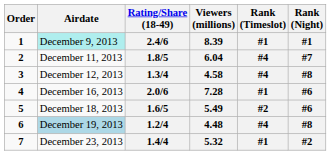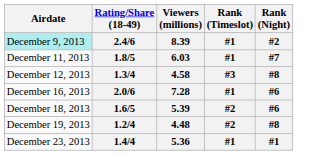- column: (21, 18)
(307, 41) #1 -> (274, 41) #2
(214, 58) 6.04 -> (181, 58) 6.03
(263, 58) #4 -> (230, 58) #1
(263, 74) #4 -> (230, 74) #3
(214, 108) 5.49 -> (181, 108) 5.39
(81, 125) lightblue background -> (48, 125) no background
(263, 125) #4 -> (230, 125) #2
(214, 141) 5.32 -> (181, 141) 5.36
(307, 141) #2 -> (274, 141) #1
